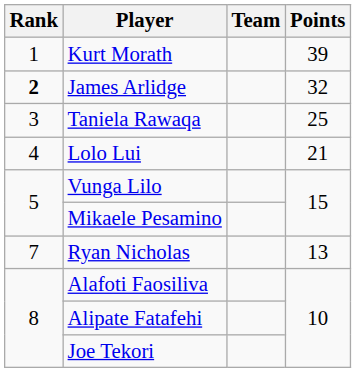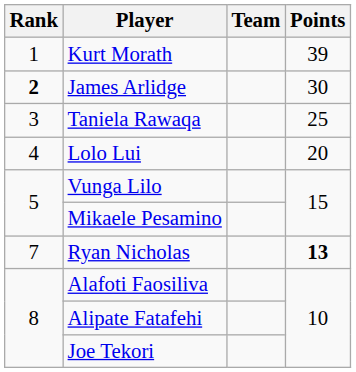(318, 86) 32 -> (318, 86) 30
(318, 152) 21 -> (318, 152) 20
(318, 251) normal -> (318, 251) bold
